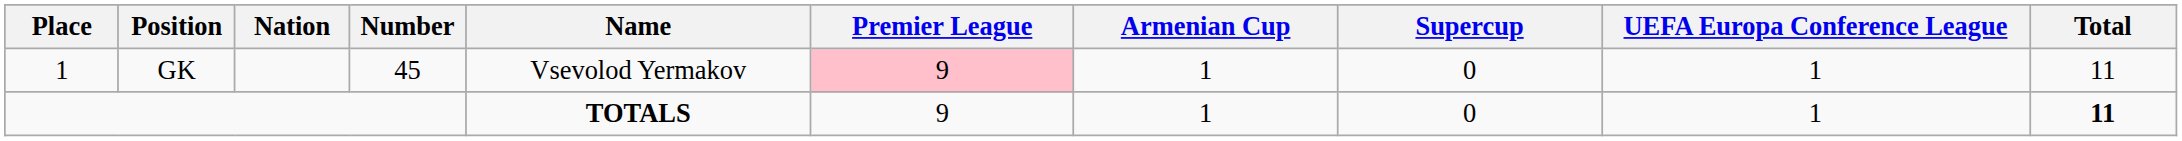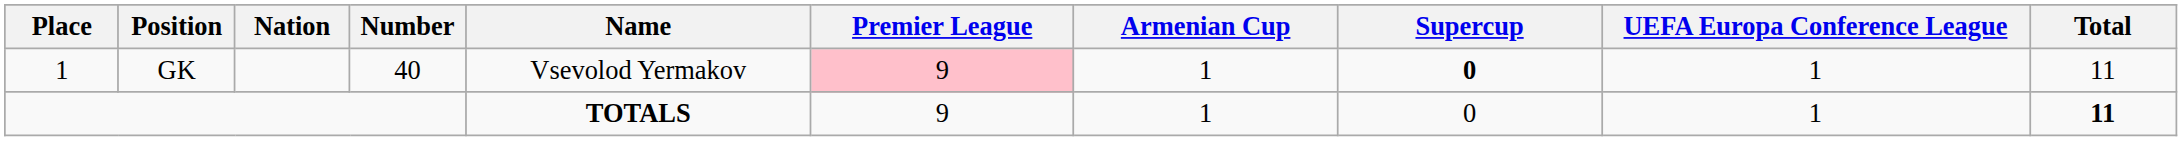(408, 70) 45 -> (408, 70) 40
(1470, 70) normal -> (1470, 70) bold
